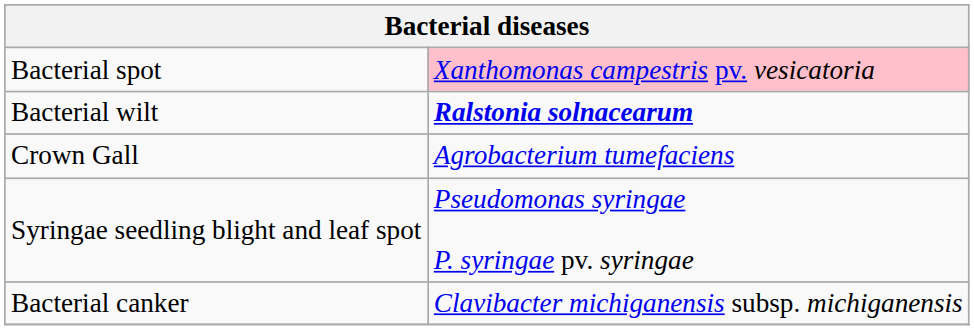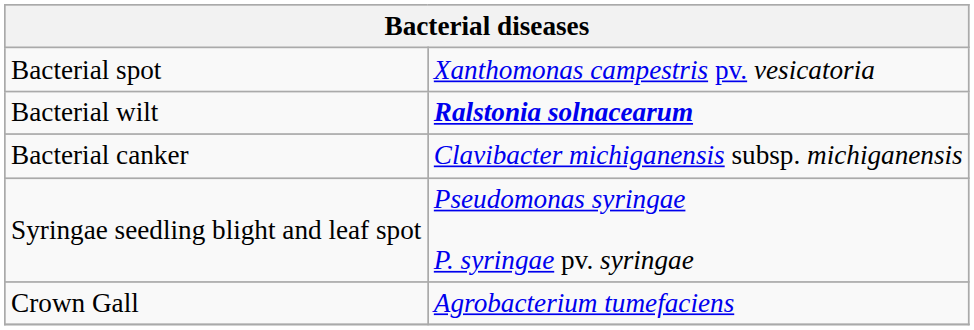(654, 69) pink background -> (654, 69) no background
rows swapped: (100, 302) <-> (75, 155)
